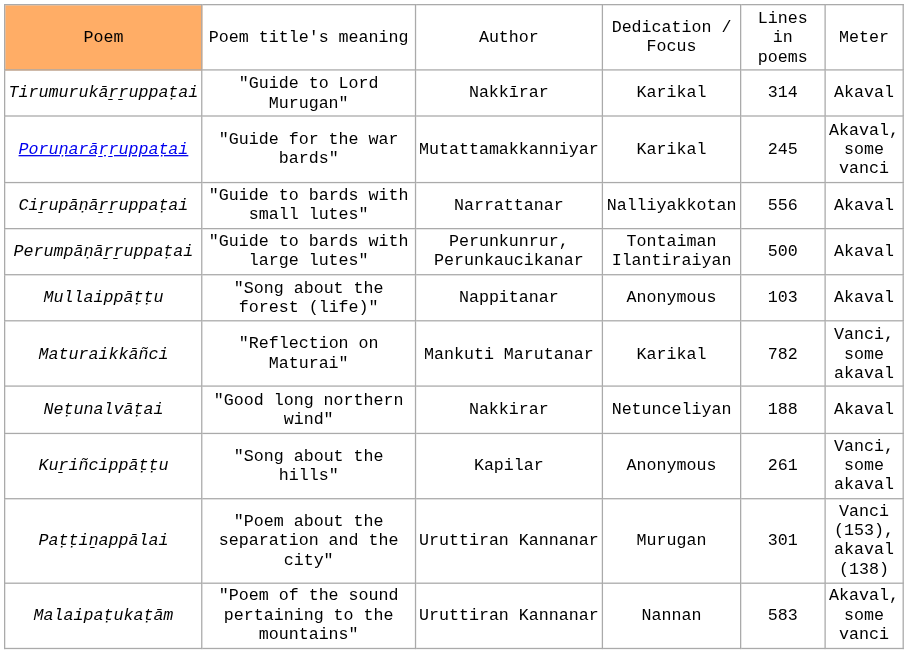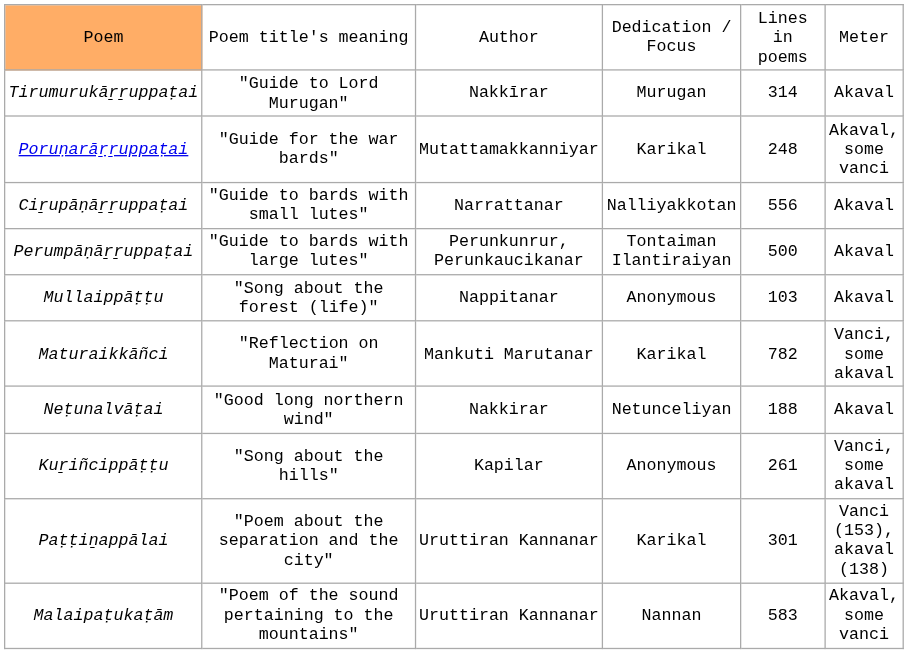(672, 93) Karikal -> (672, 93) Murugan
(783, 149) 245 -> (783, 149) 248
(672, 541) Murugan -> (672, 541) Karikal
